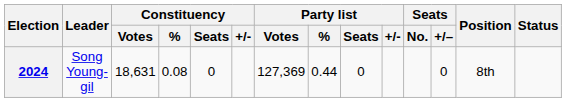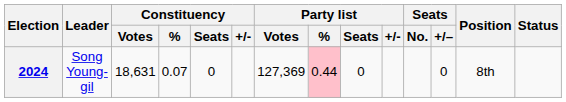(175, 72) 0.08 -> (175, 72) 0.07
(324, 72) no background -> (324, 72) pink background
